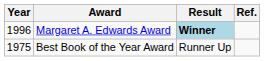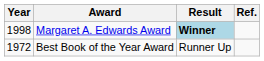(19, 30) 1996 -> (19, 30) 1998
(19, 47) 1975 -> (19, 47) 1972
